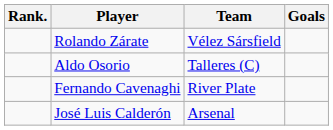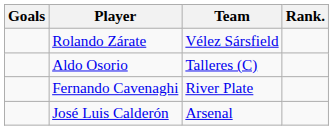columns swapped: (28, 16) <-> (306, 16)
